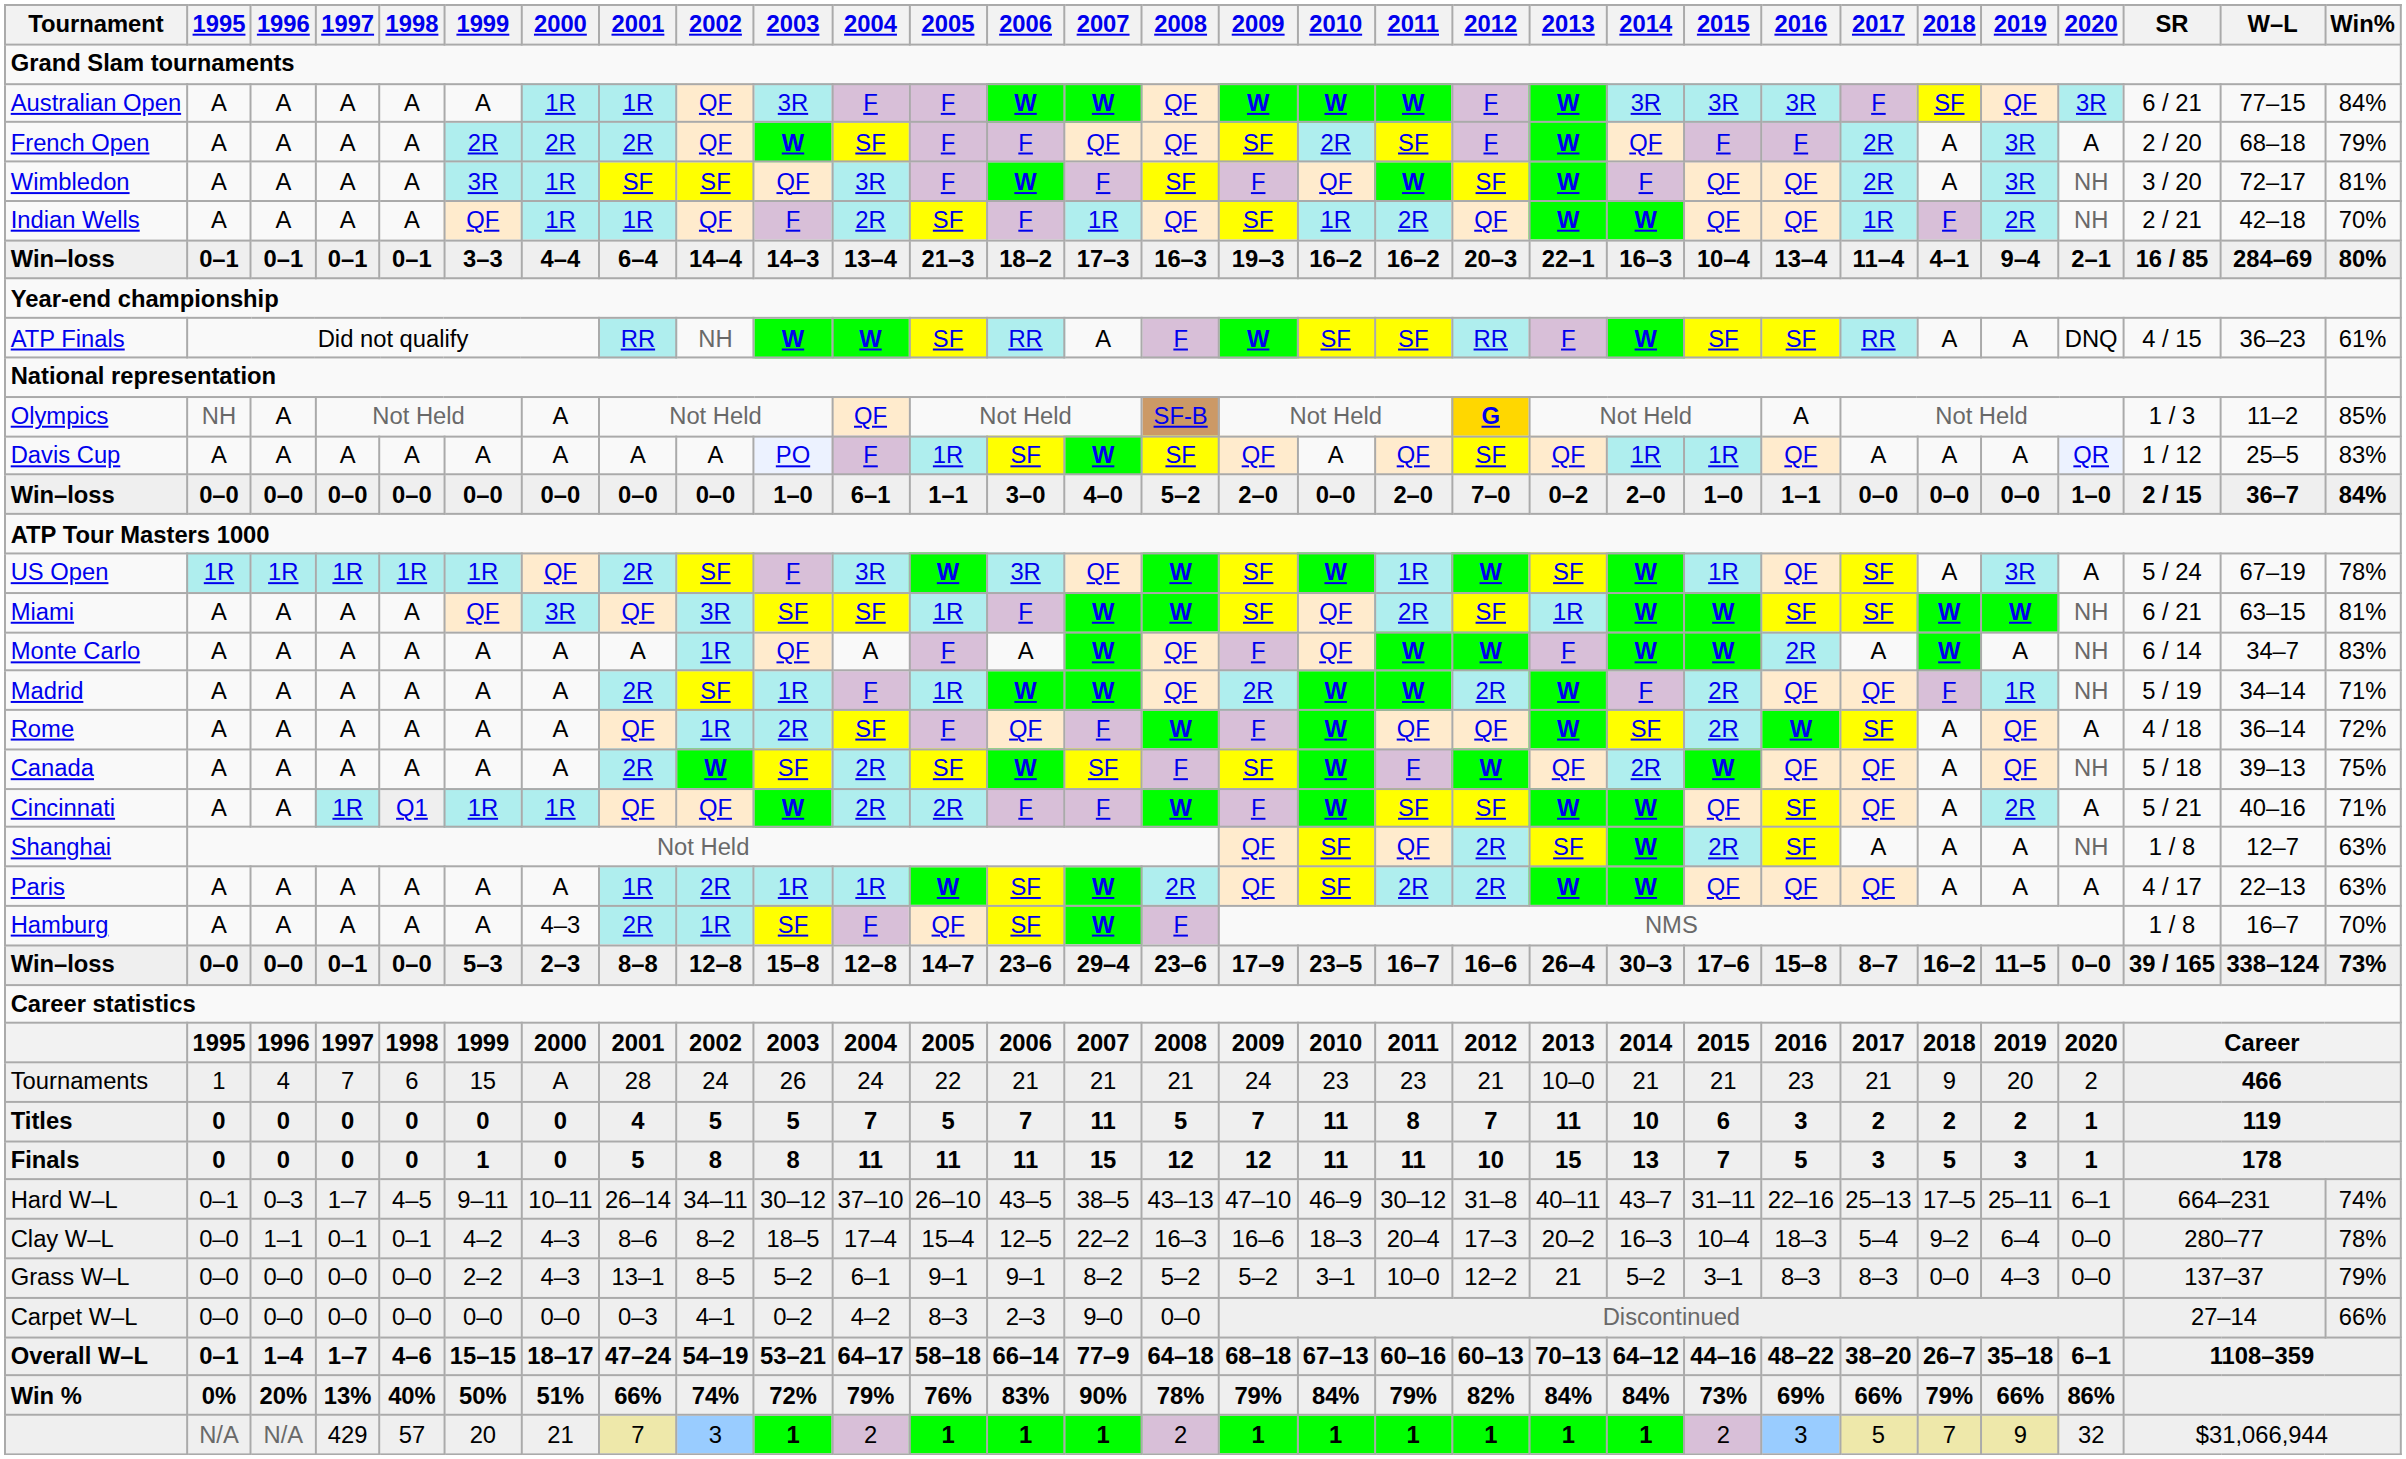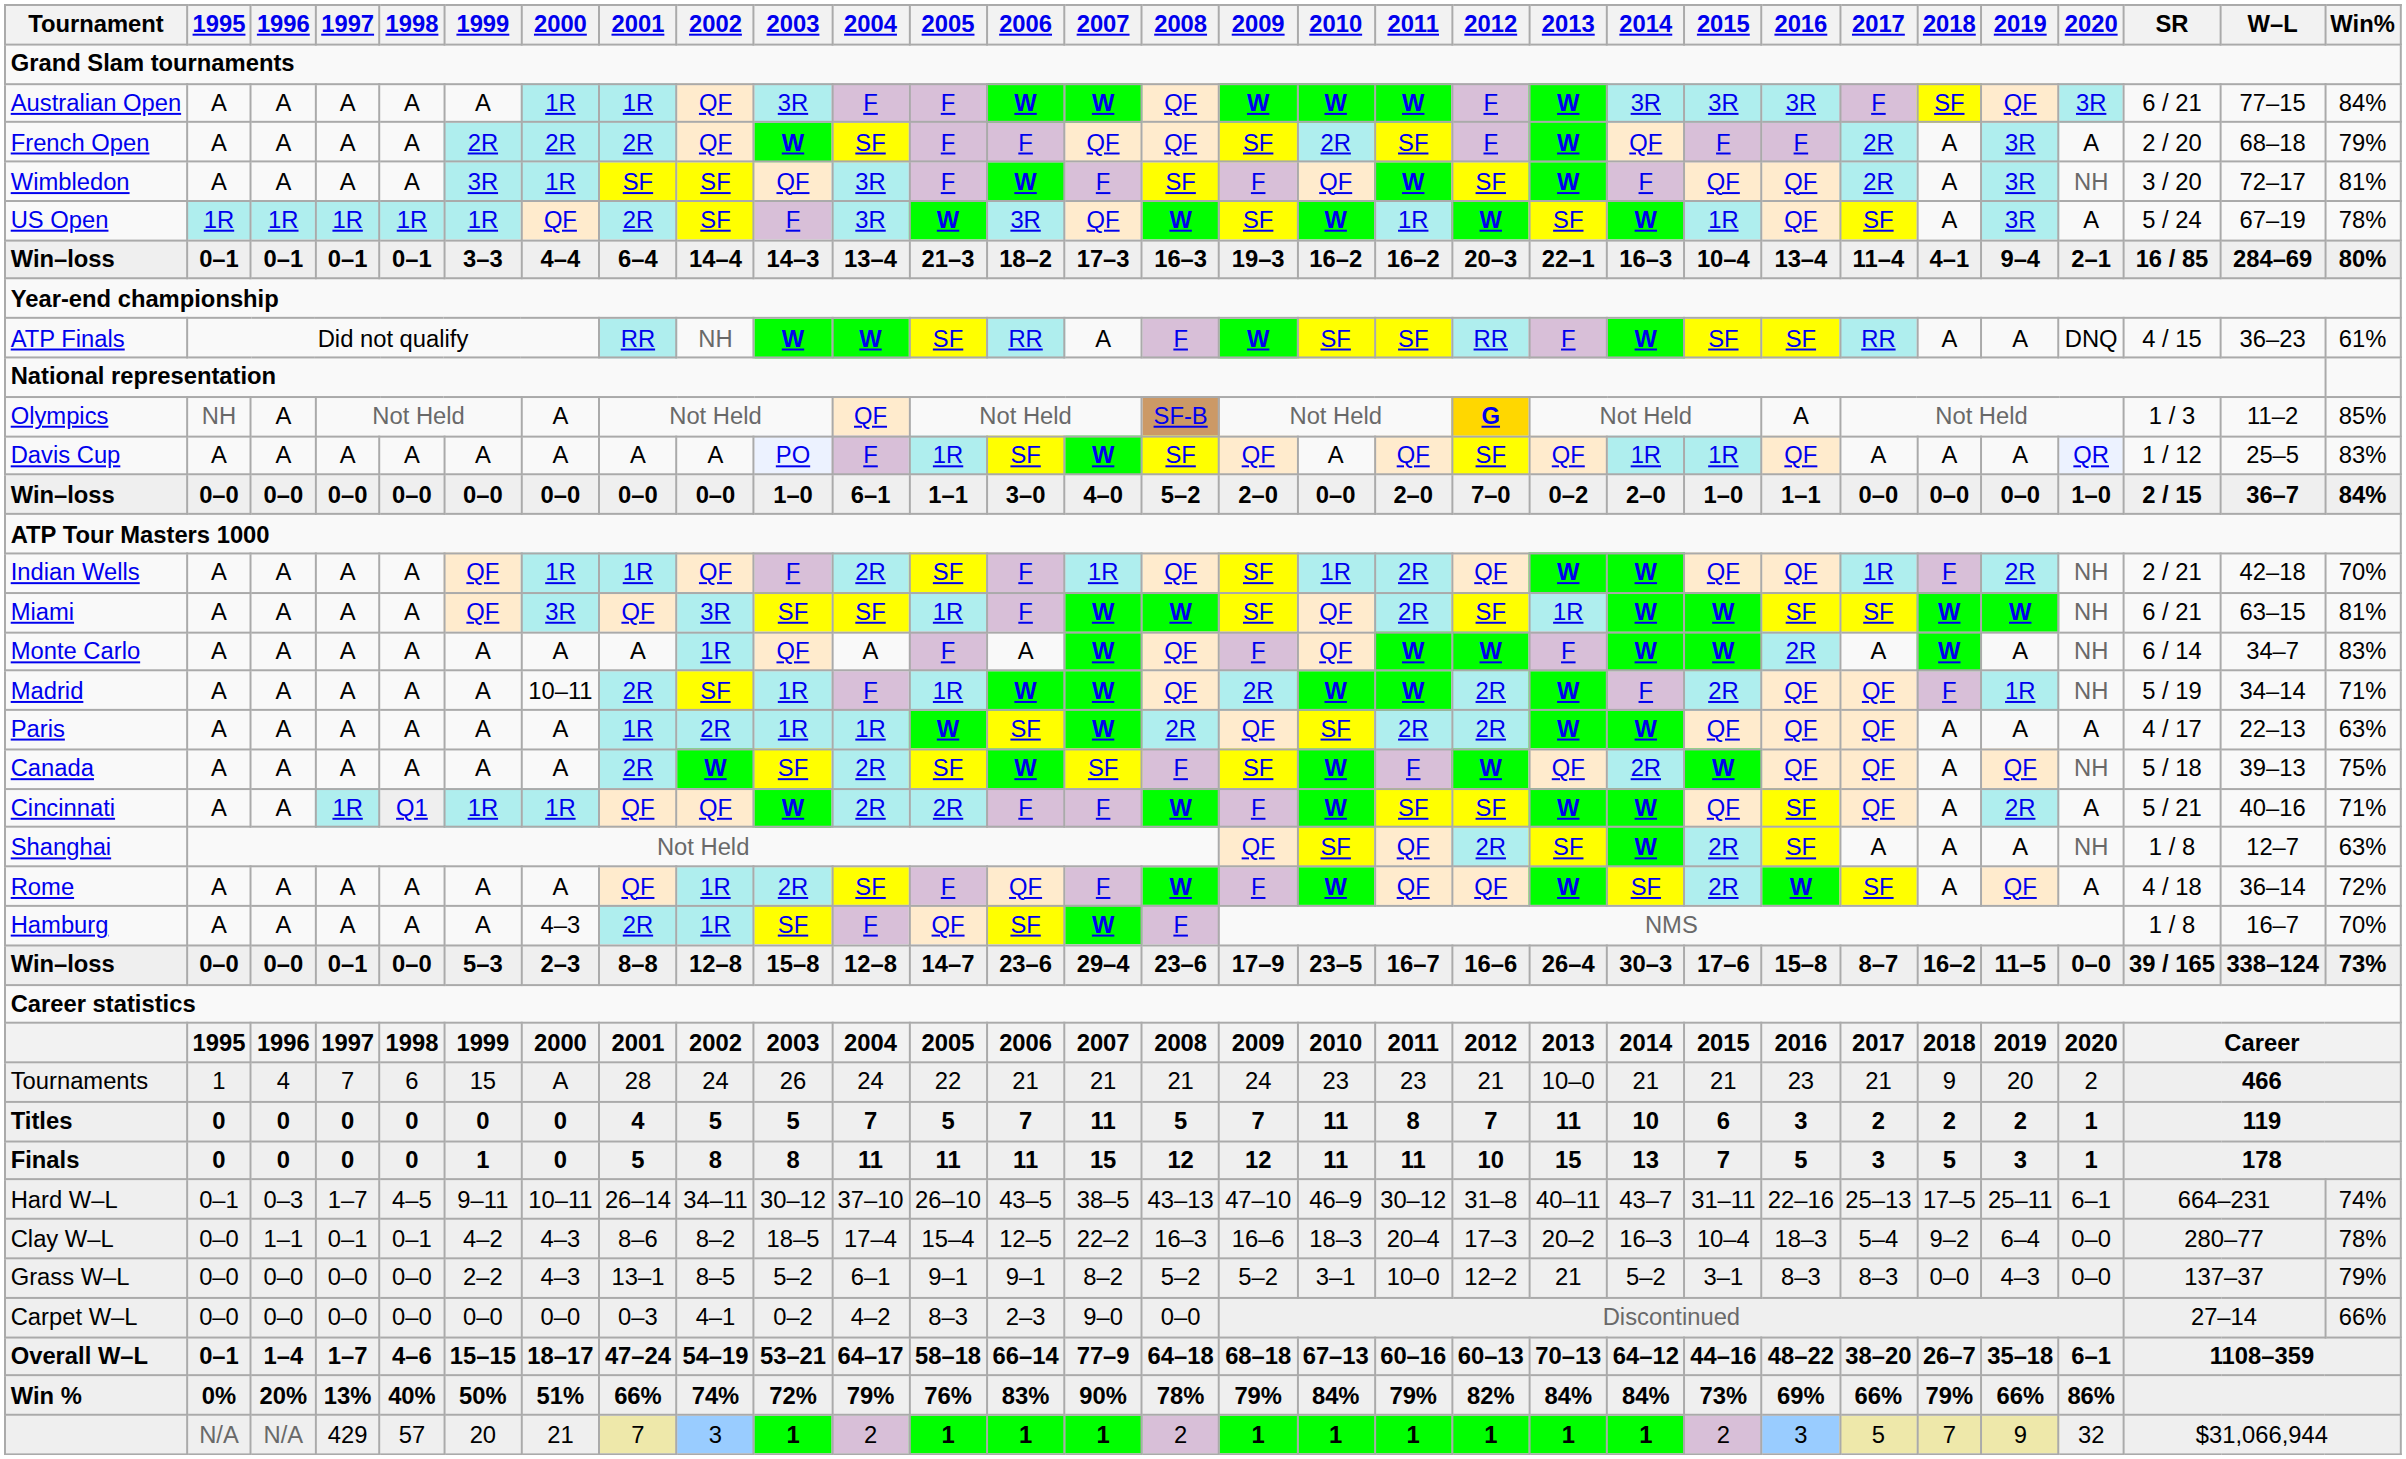rows swapped: (60, 573) <-> (75, 220)
(560, 690) A -> (560, 690) 10–11
rows swapped: (42, 730) <-> (38, 886)
